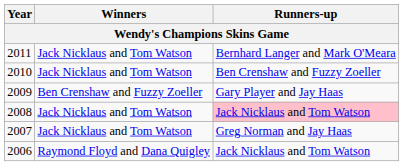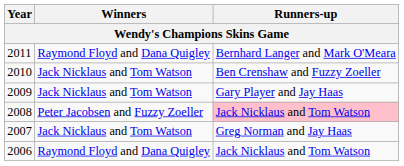(115, 53) Jack Nicklaus and Tom Watson -> (124, 53) Raymond Floyd and Dana Quigley
(120, 92) Ben Crenshaw and Fuzzy Zoeller -> (115, 92) Jack Nicklaus and Tom Watson
(115, 111) Jack Nicklaus and Tom Watson -> (120, 111) Peter Jacobsen and Fuzzy Zoeller
